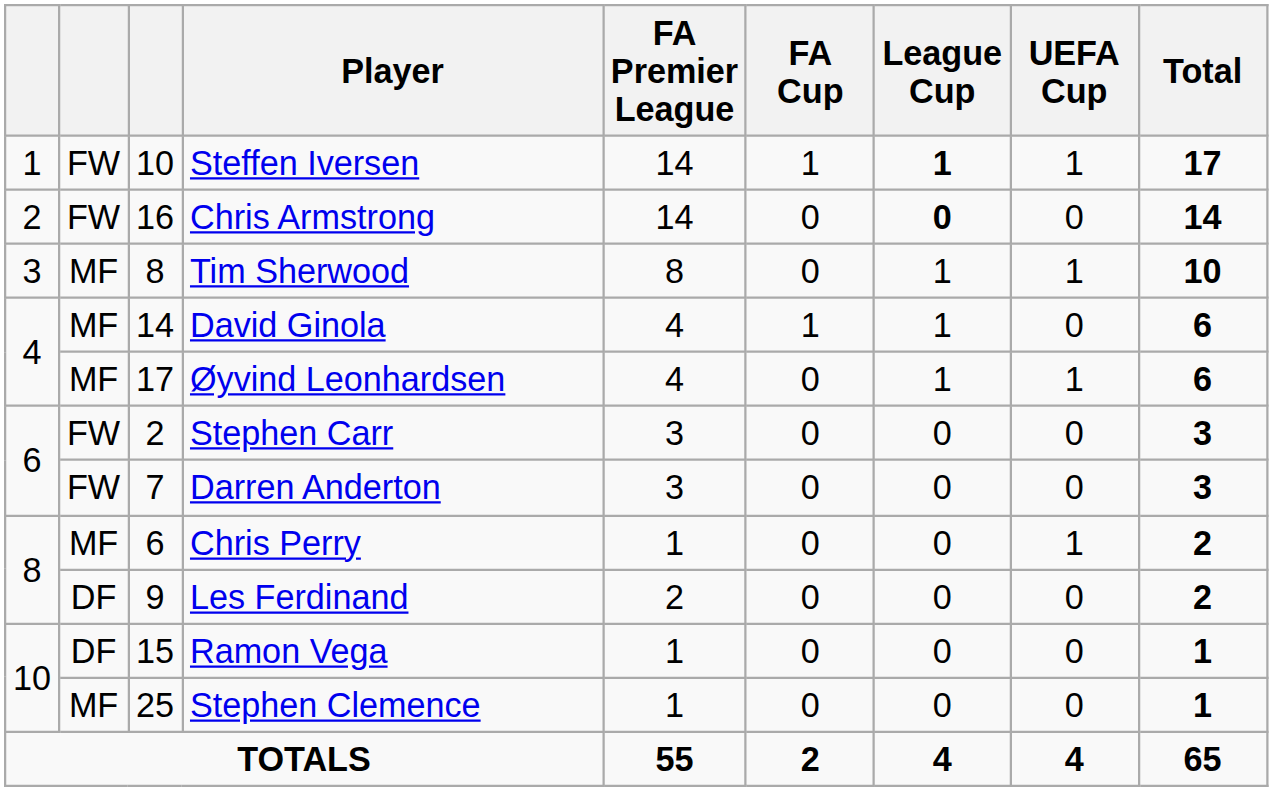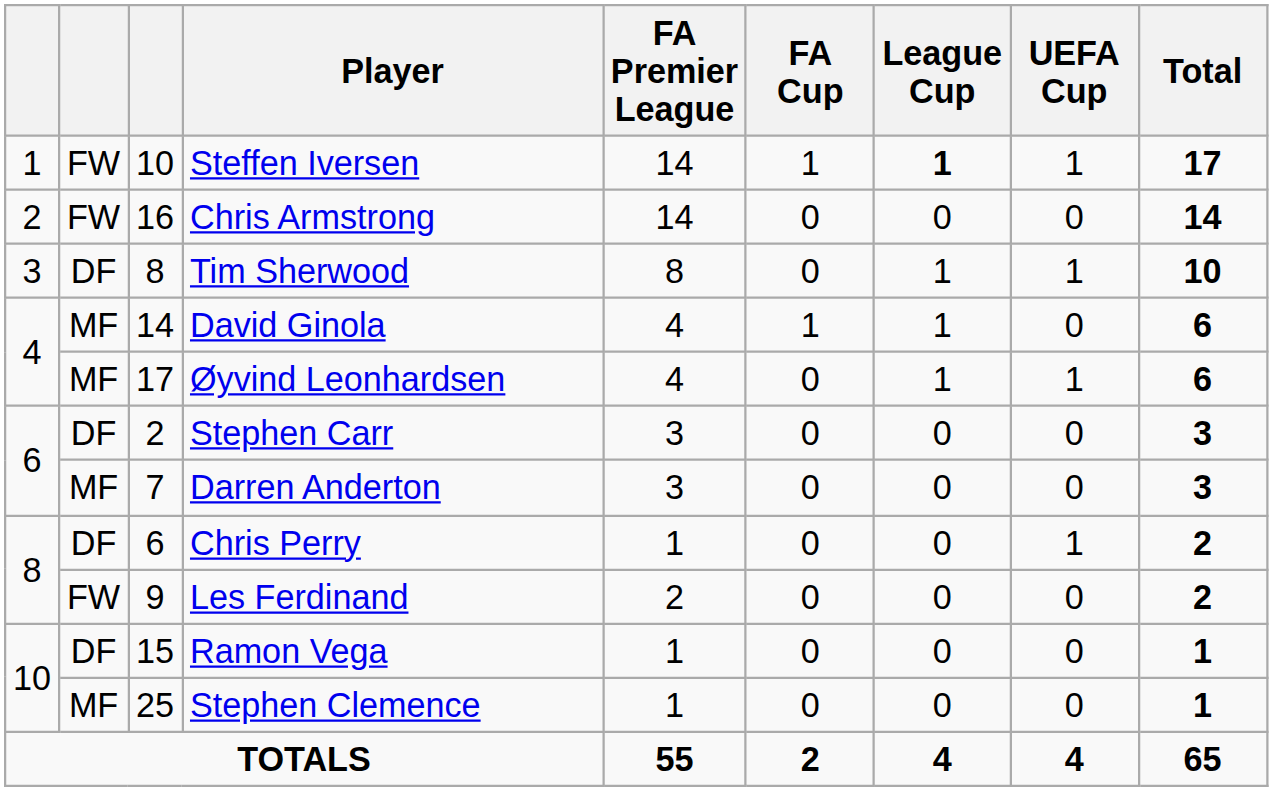(942, 217) bold -> (942, 217) normal
(94, 271) MF -> (94, 271) DF
(94, 434) FW -> (94, 434) DF
(94, 488) FW -> (94, 488) MF
(94, 542) MF -> (94, 542) DF
(94, 596) DF -> (94, 596) FW
